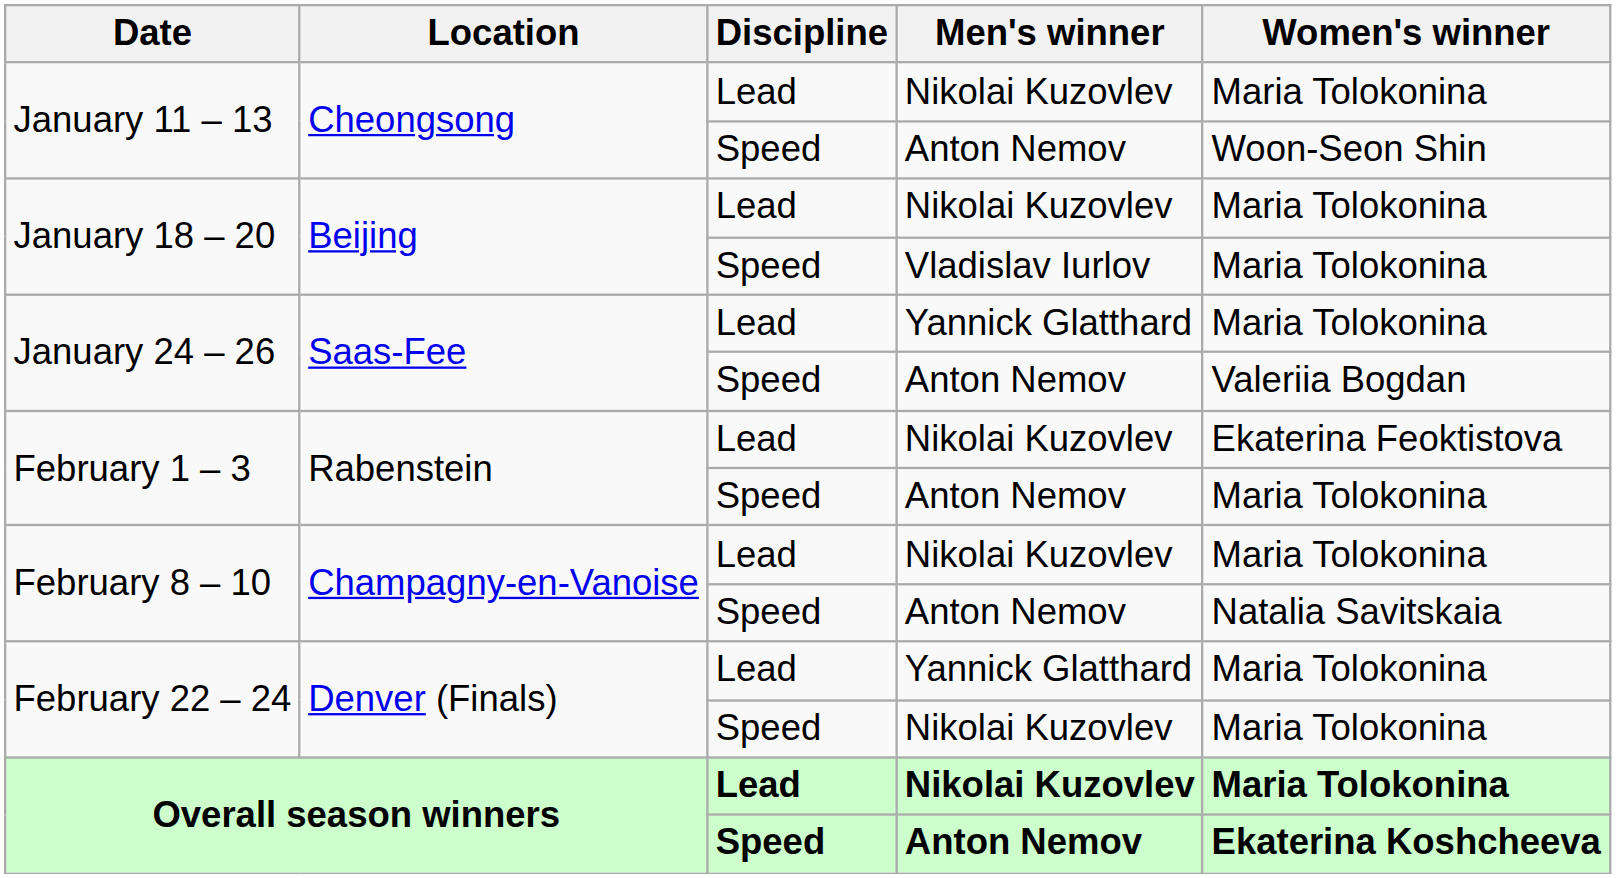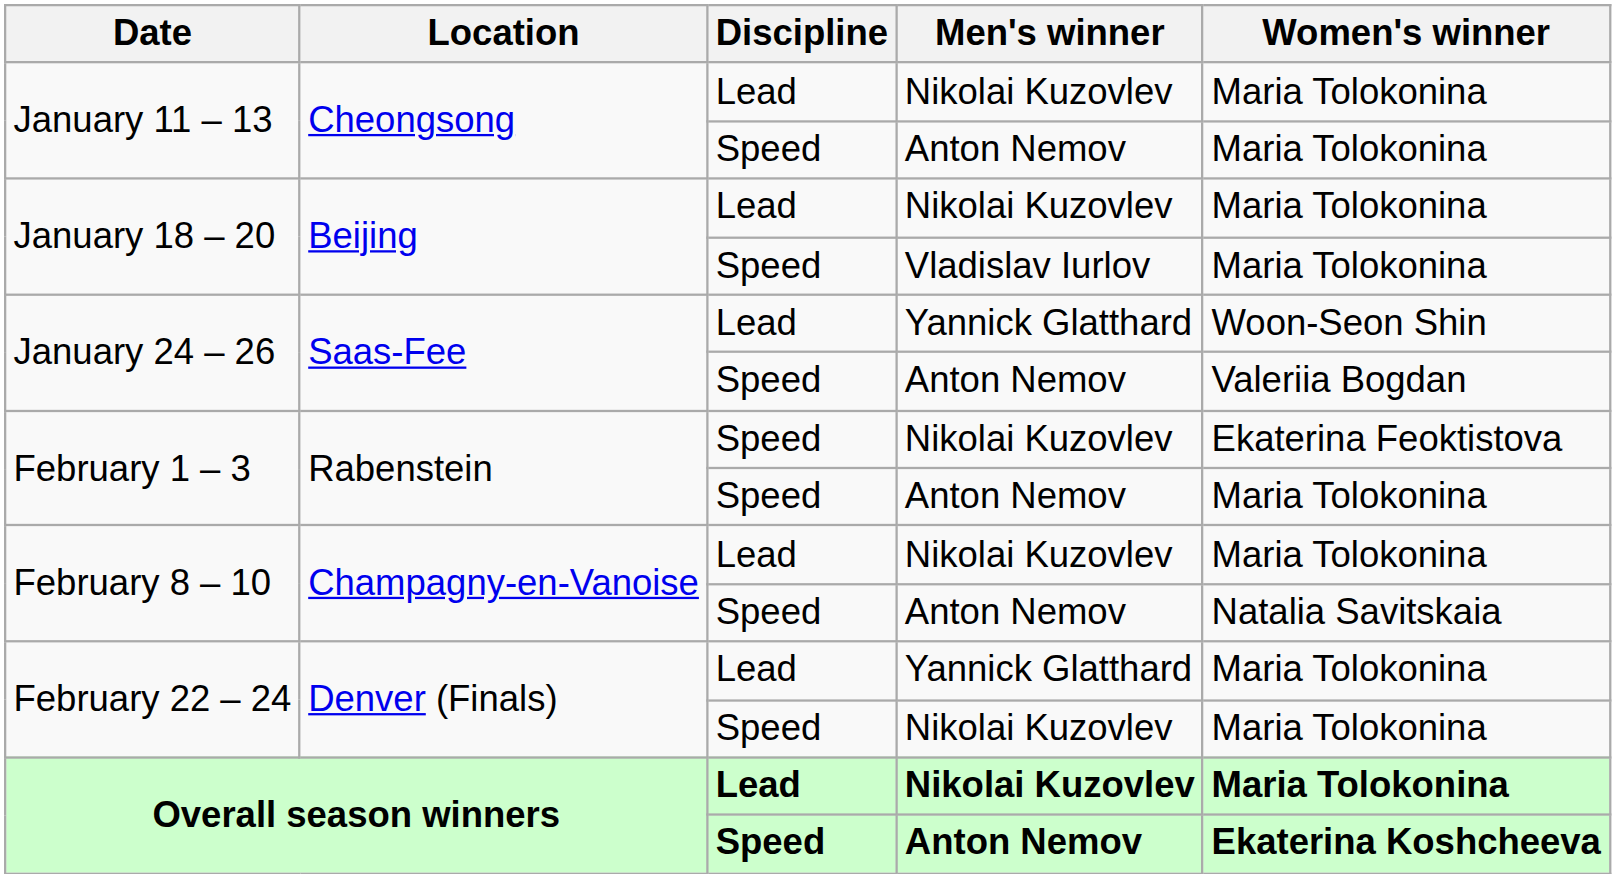(1349, 149) Woon-Seon Shin -> (1349, 149) Maria Tolokonina
(1349, 322) Maria Tolokonina -> (1349, 322) Woon-Seon Shin
(756, 438) Lead -> (768, 438) Speed
